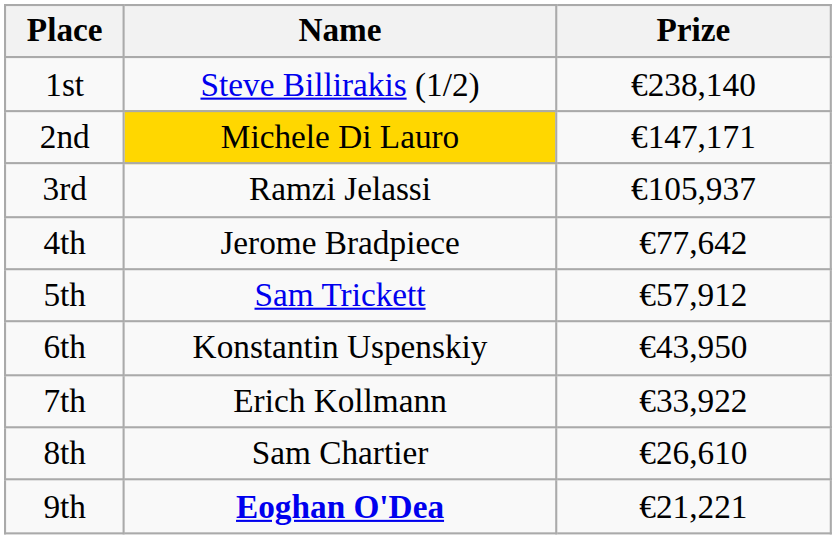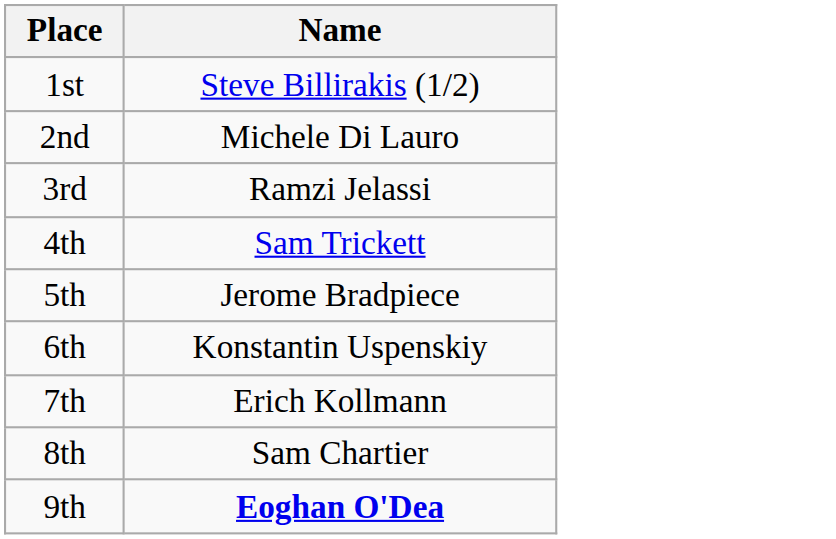- column: (693, 30)
(340, 136) gold background -> (340, 136) no background
(340, 242) Jerome Bradpiece -> (340, 242) Sam Trickett
(340, 294) Sam Trickett -> (340, 294) Jerome Bradpiece
